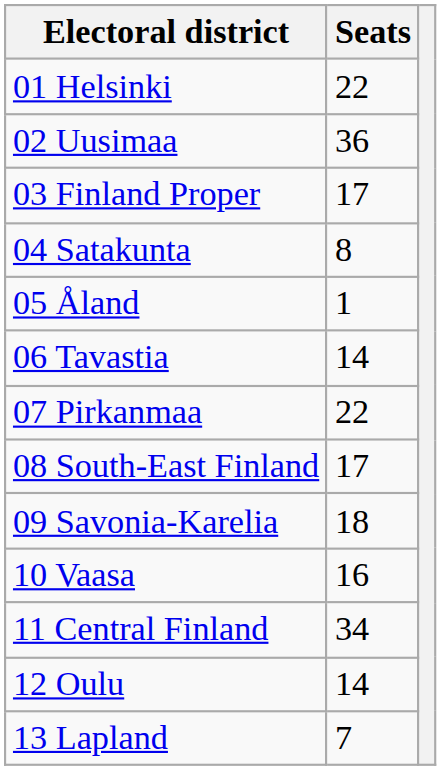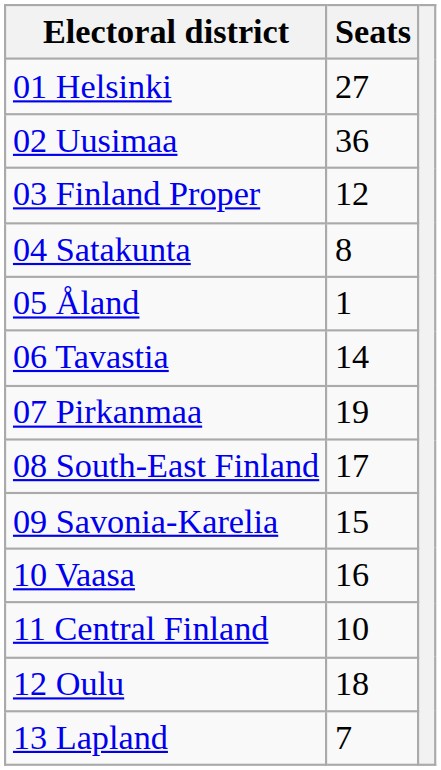(352, 85) 22 -> (352, 85) 27
(352, 194) 17 -> (352, 194) 12
(352, 411) 22 -> (352, 411) 19
(352, 520) 18 -> (352, 520) 15
(352, 628) 34 -> (352, 628) 10
(352, 683) 14 -> (352, 683) 18
